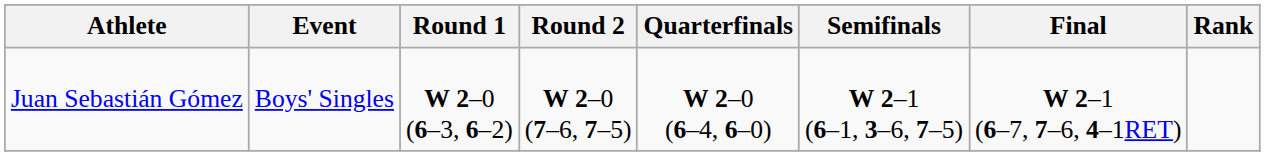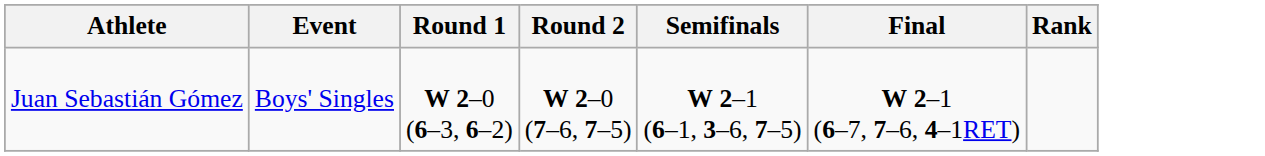- column: (718, 26)
